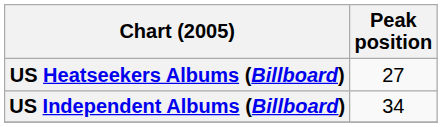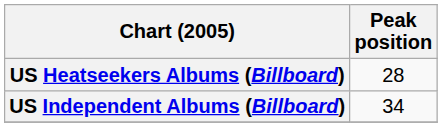(393, 74) 27 -> (393, 74) 28
